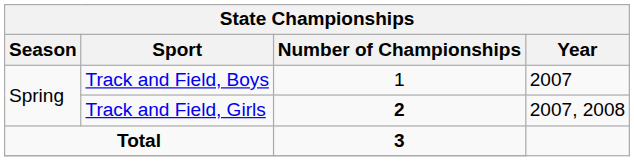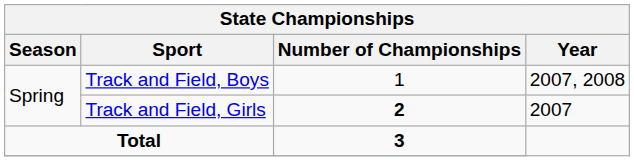(551, 79) 2007 -> (577, 79) 2007, 2008
(577, 110) 2007, 2008 -> (551, 110) 2007
